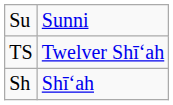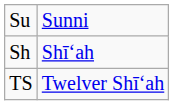rows swapped: (20, 83) <-> (21, 52)
